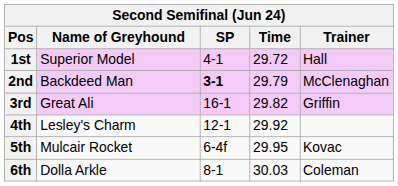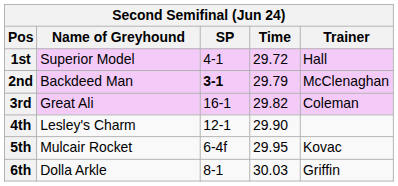(321, 103) Griffin -> (331, 103) Coleman
(271, 125) 29.92 -> (271, 125) 29.90
(331, 170) Coleman -> (321, 170) Griffin
